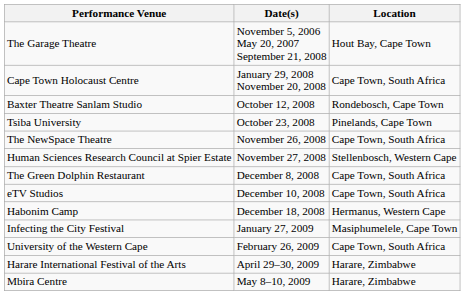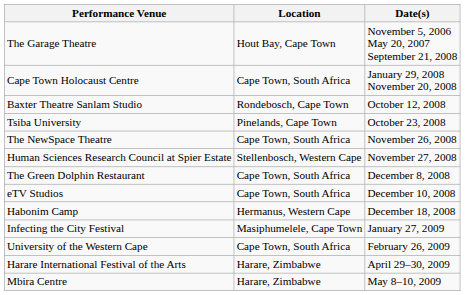columns swapped: (395, 13) <-> (282, 13)
